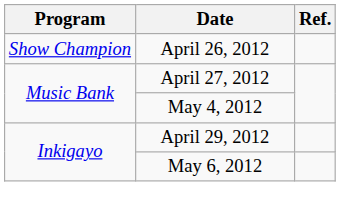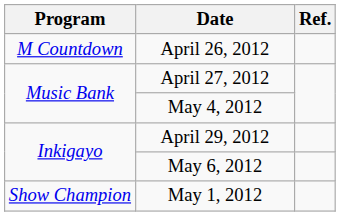(70, 48) Show Champion -> (70, 48) M Countdown
+ row: (215, 195)
